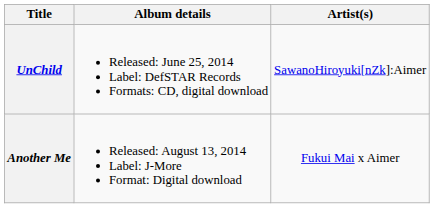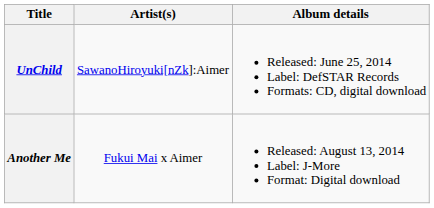columns swapped: (173, 14) <-> (350, 14)
